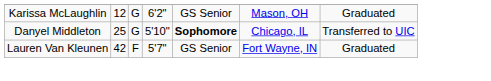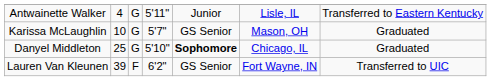+ row: (58, 13)
(120, 13) 12 -> (120, 31) 10
(157, 13) 6'2" -> (157, 31) 5'7"
(368, 31) Transferred to UIC -> (403, 48) Graduated
(120, 48) 42 -> (120, 66) 39
(157, 48) 5'7" -> (157, 66) 6'2"
(368, 48) Graduated -> (403, 66) Transferred to UIC
